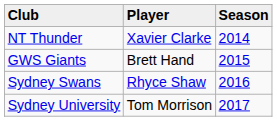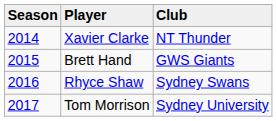columns swapped: (244, 15) <-> (23, 15)
